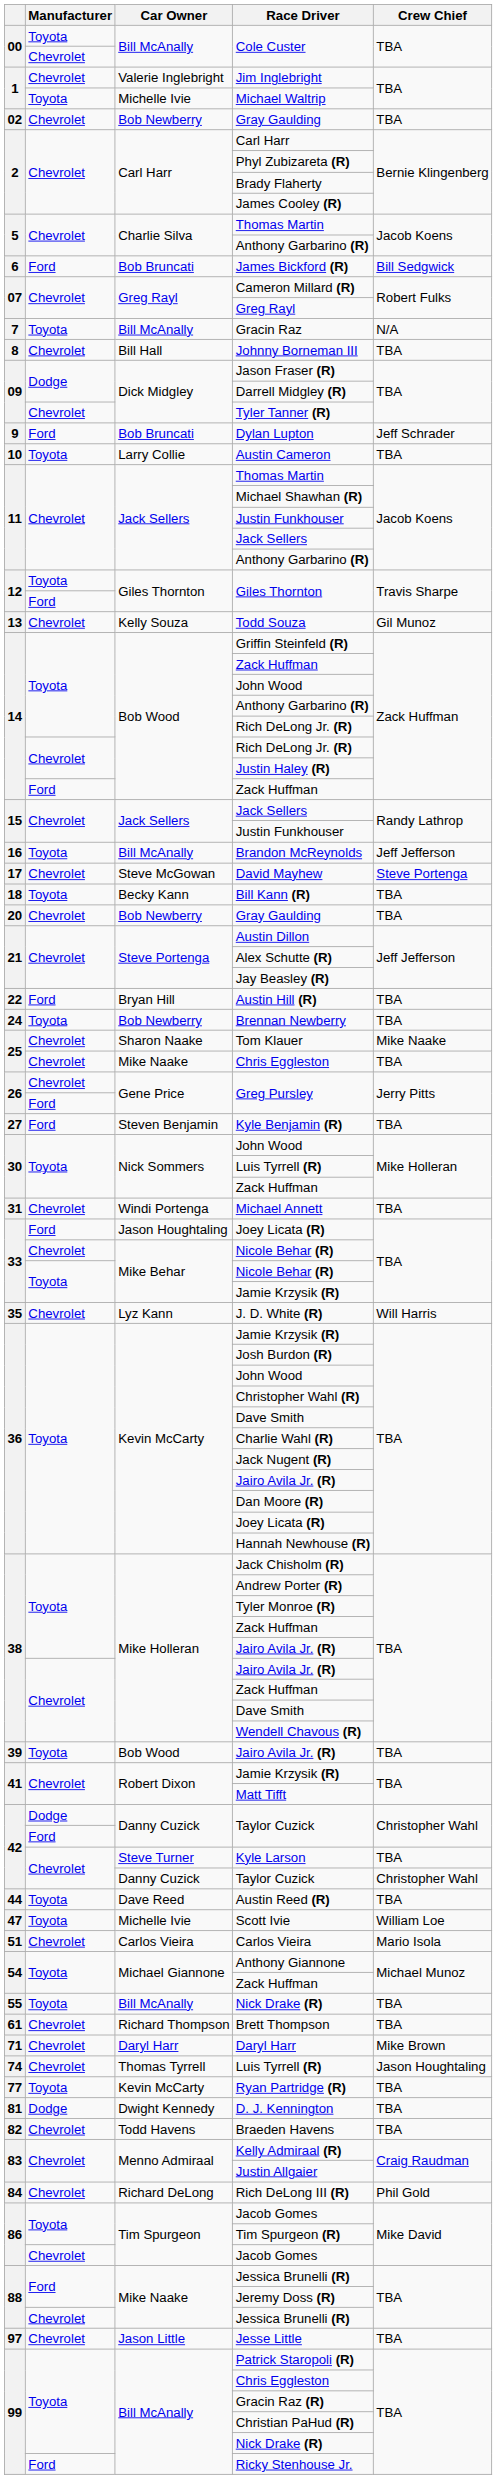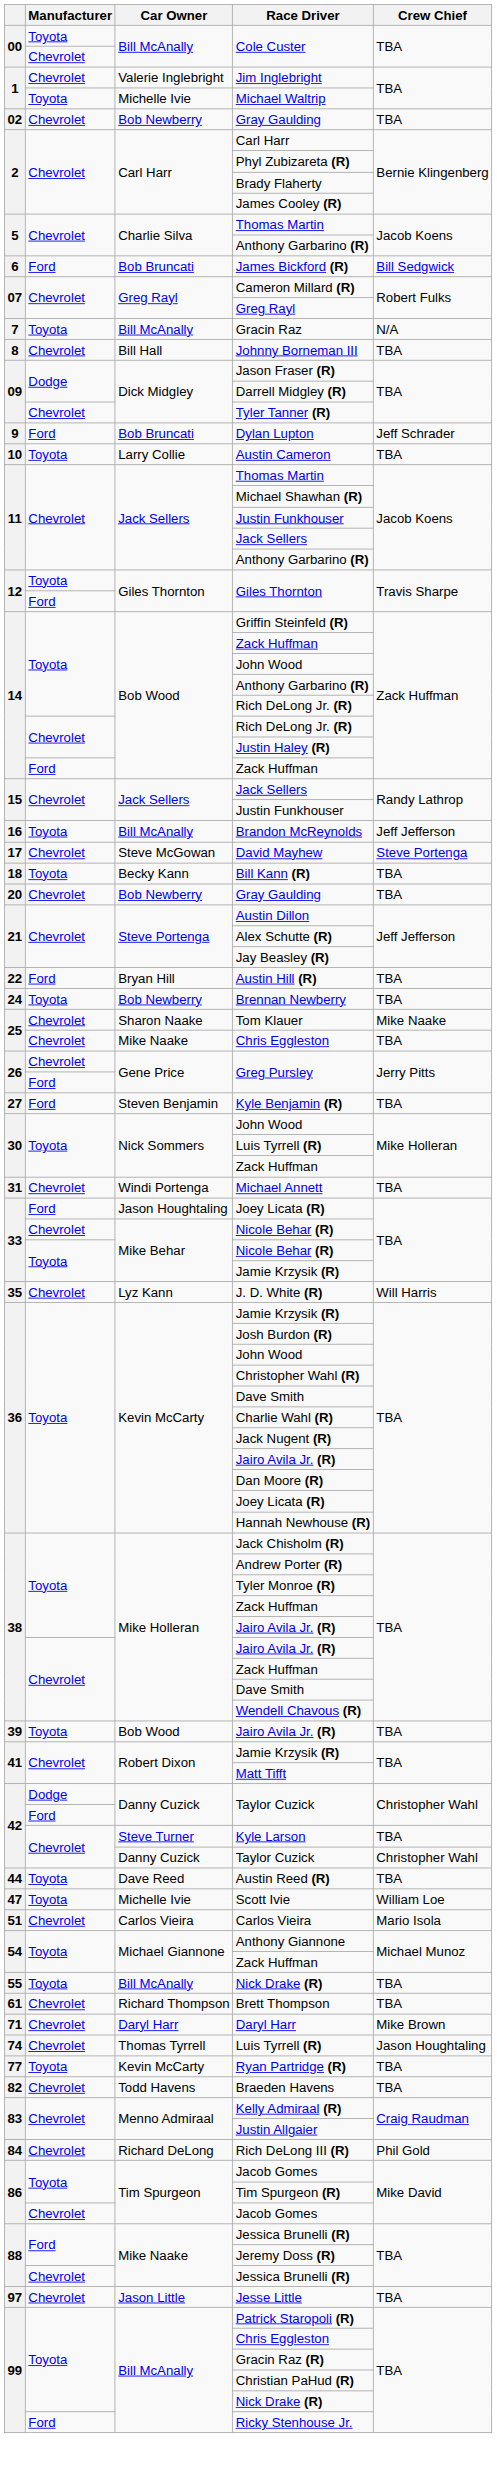- row: (15, 622)
- row: (15, 2109)
